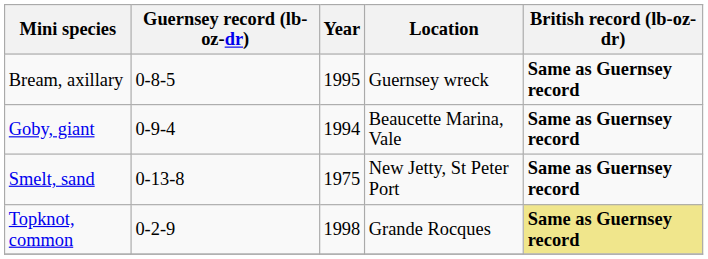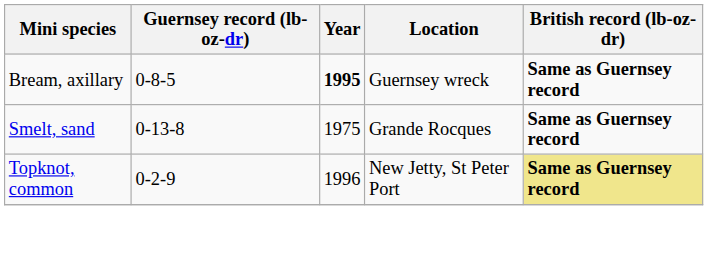(342, 79) normal -> (342, 79) bold
- row: (52, 129)
(439, 179) New Jetty, St Peter Port -> (430, 129) Grande Rocques
(342, 228) 1998 -> (342, 179) 1996
(430, 228) Grande Rocques -> (439, 179) New Jetty, St Peter Port
